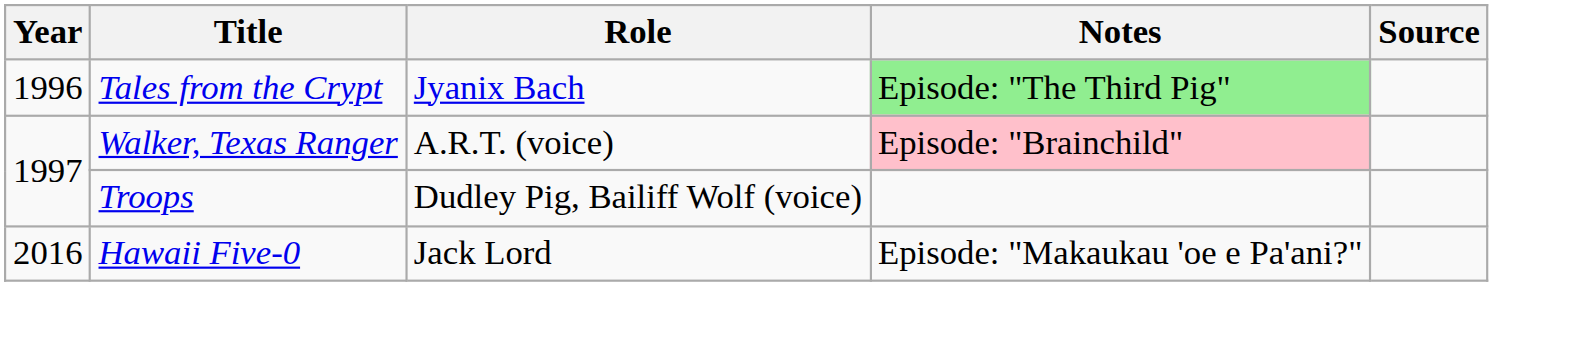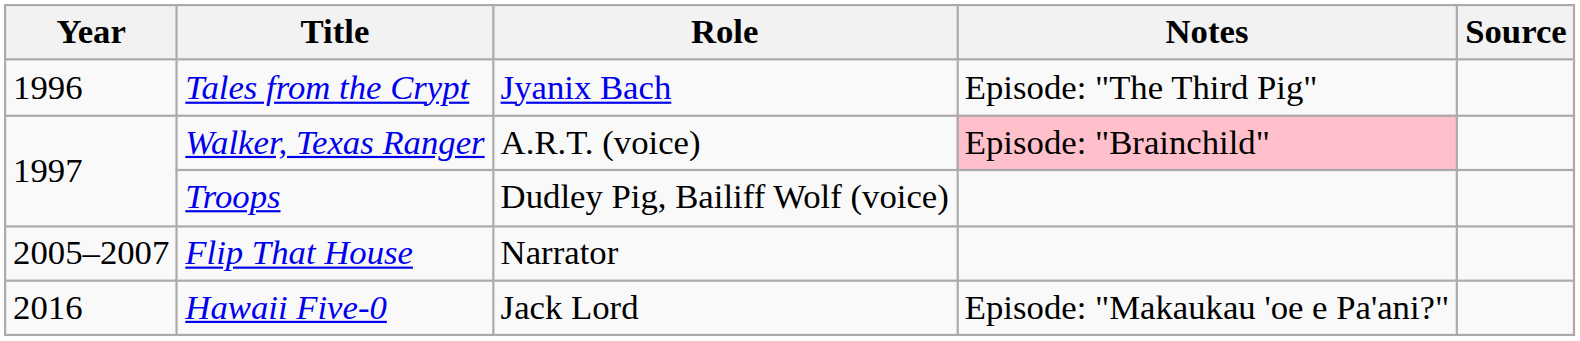(1054, 87) lightgreen background -> (1141, 87) no background
+ row: (299, 252)
